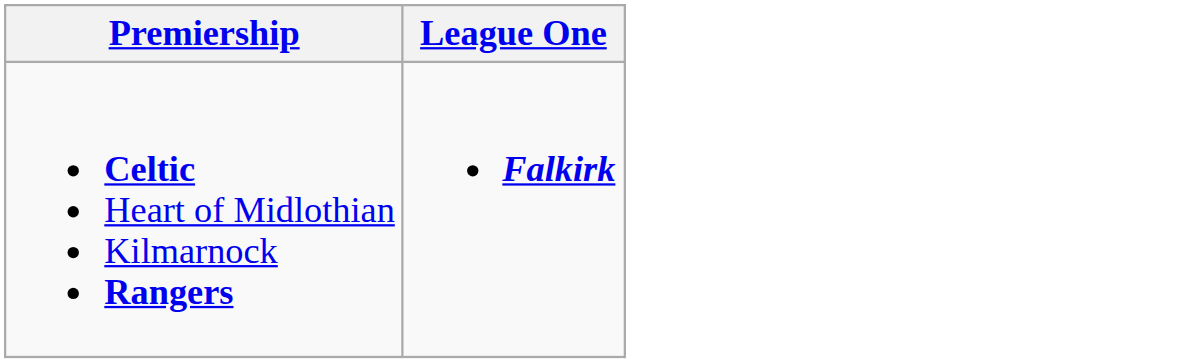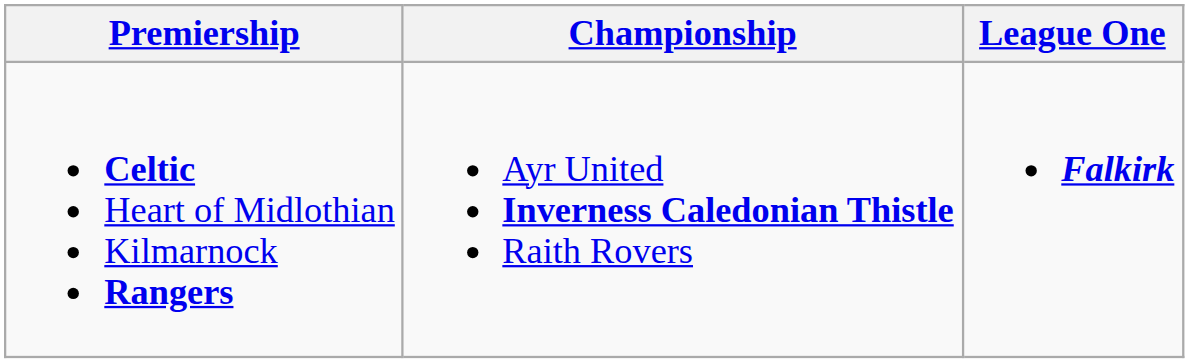+ column: (683, 33)
